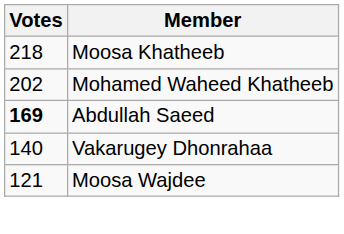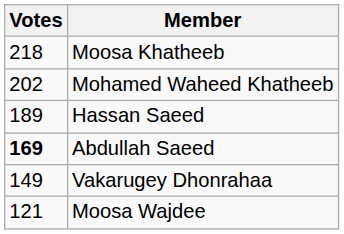+ row: (138, 116)
(26, 148) 140 -> (26, 180) 149
